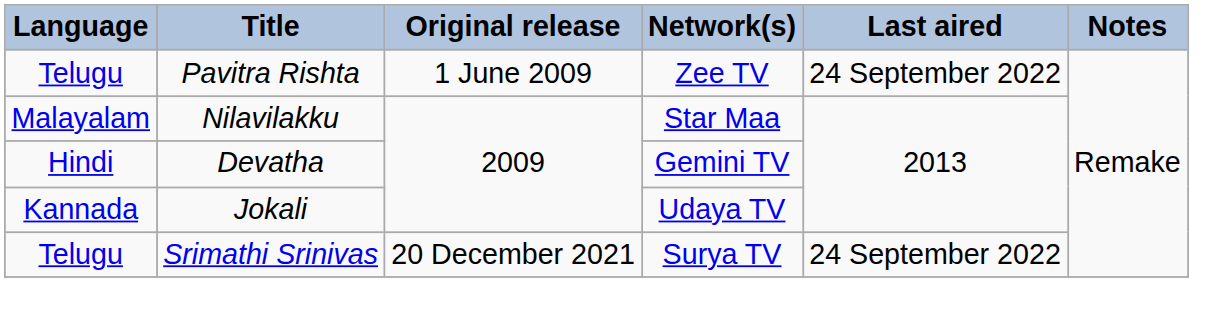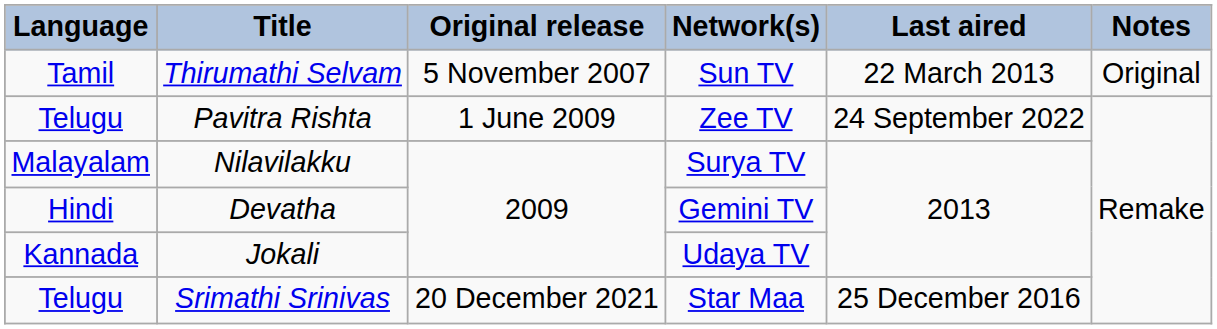+ row: (283, 72)
(722, 118) Star Maa -> (746, 163) Surya TV
(722, 254) Surya TV -> (746, 299) Star Maa
(935, 254) 24 September 2022 -> (959, 299) 25 December 2016
